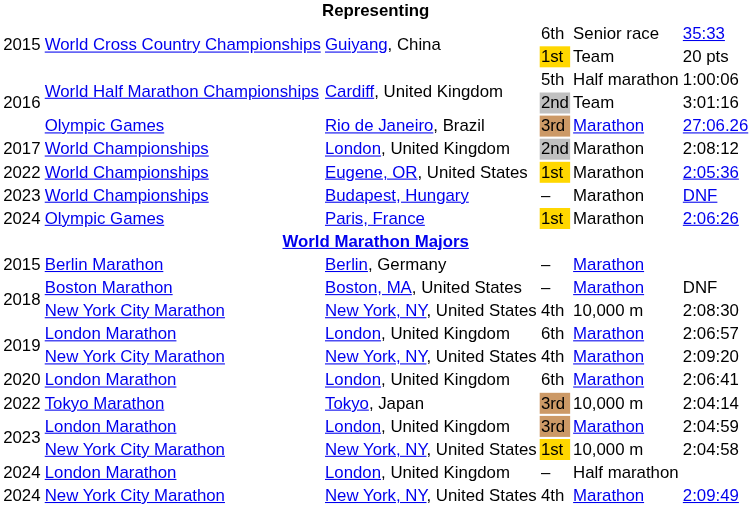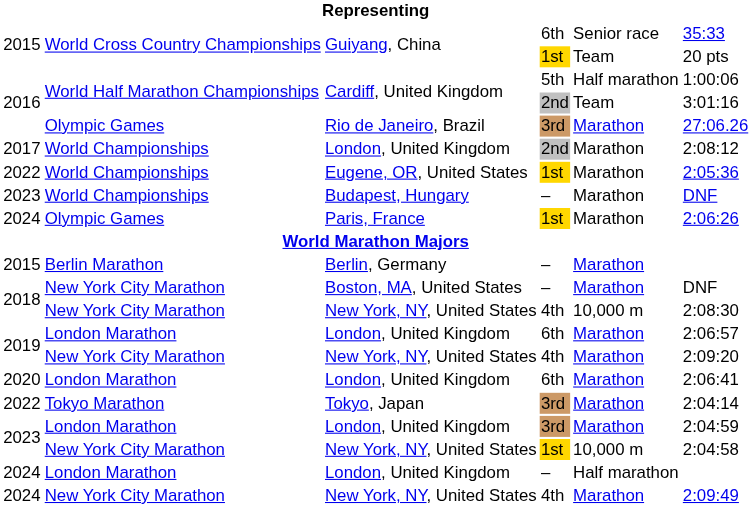(109, 287) Boston Marathon -> (135, 287) New York City Marathon
(608, 403) 10,000 m -> (609, 403) Marathon
